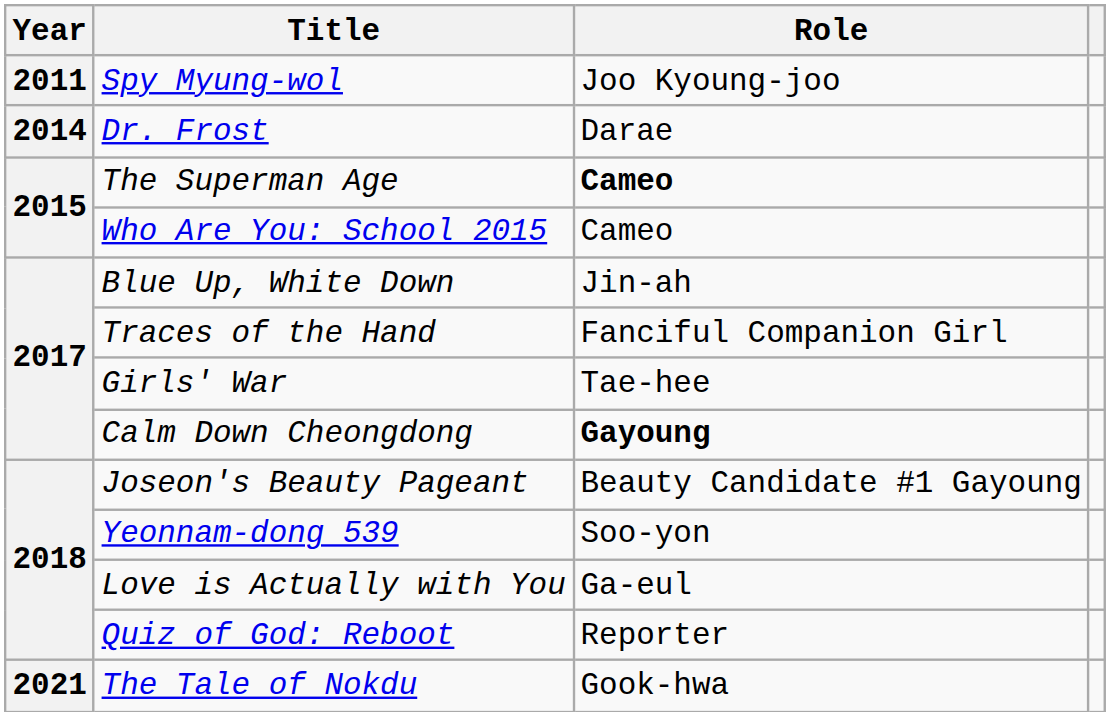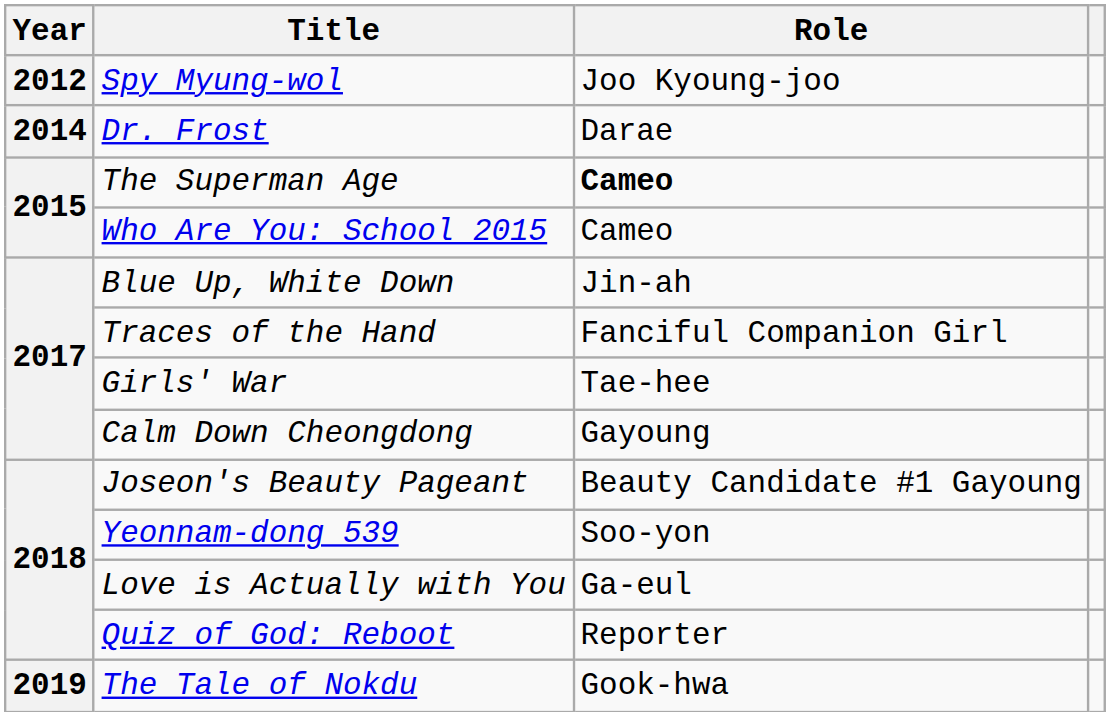(50, 81) 2011 -> (50, 81) 2012
(646, 434) bold -> (646, 434) normal
(50, 686) 2021 -> (50, 686) 2019
